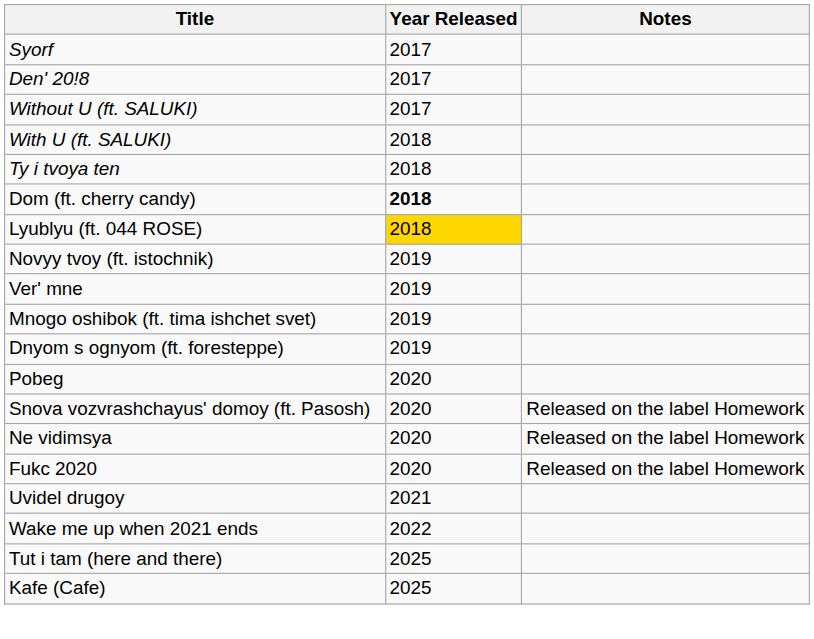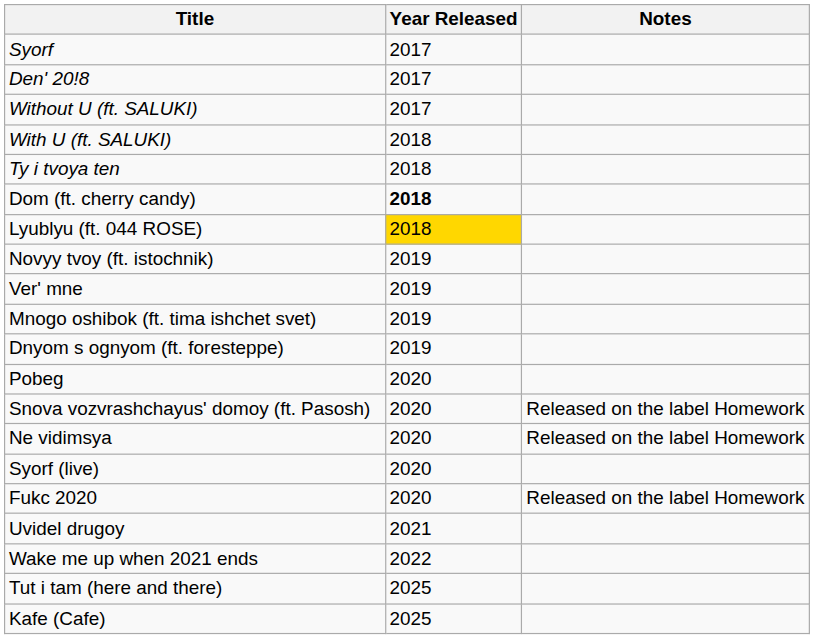+ row: (54, 468)
